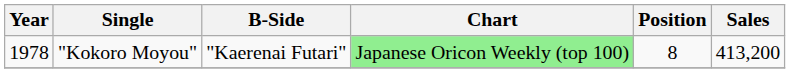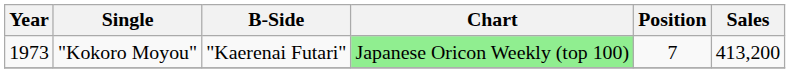(29, 51) 1978 -> (29, 51) 1973
(672, 51) 8 -> (672, 51) 7
